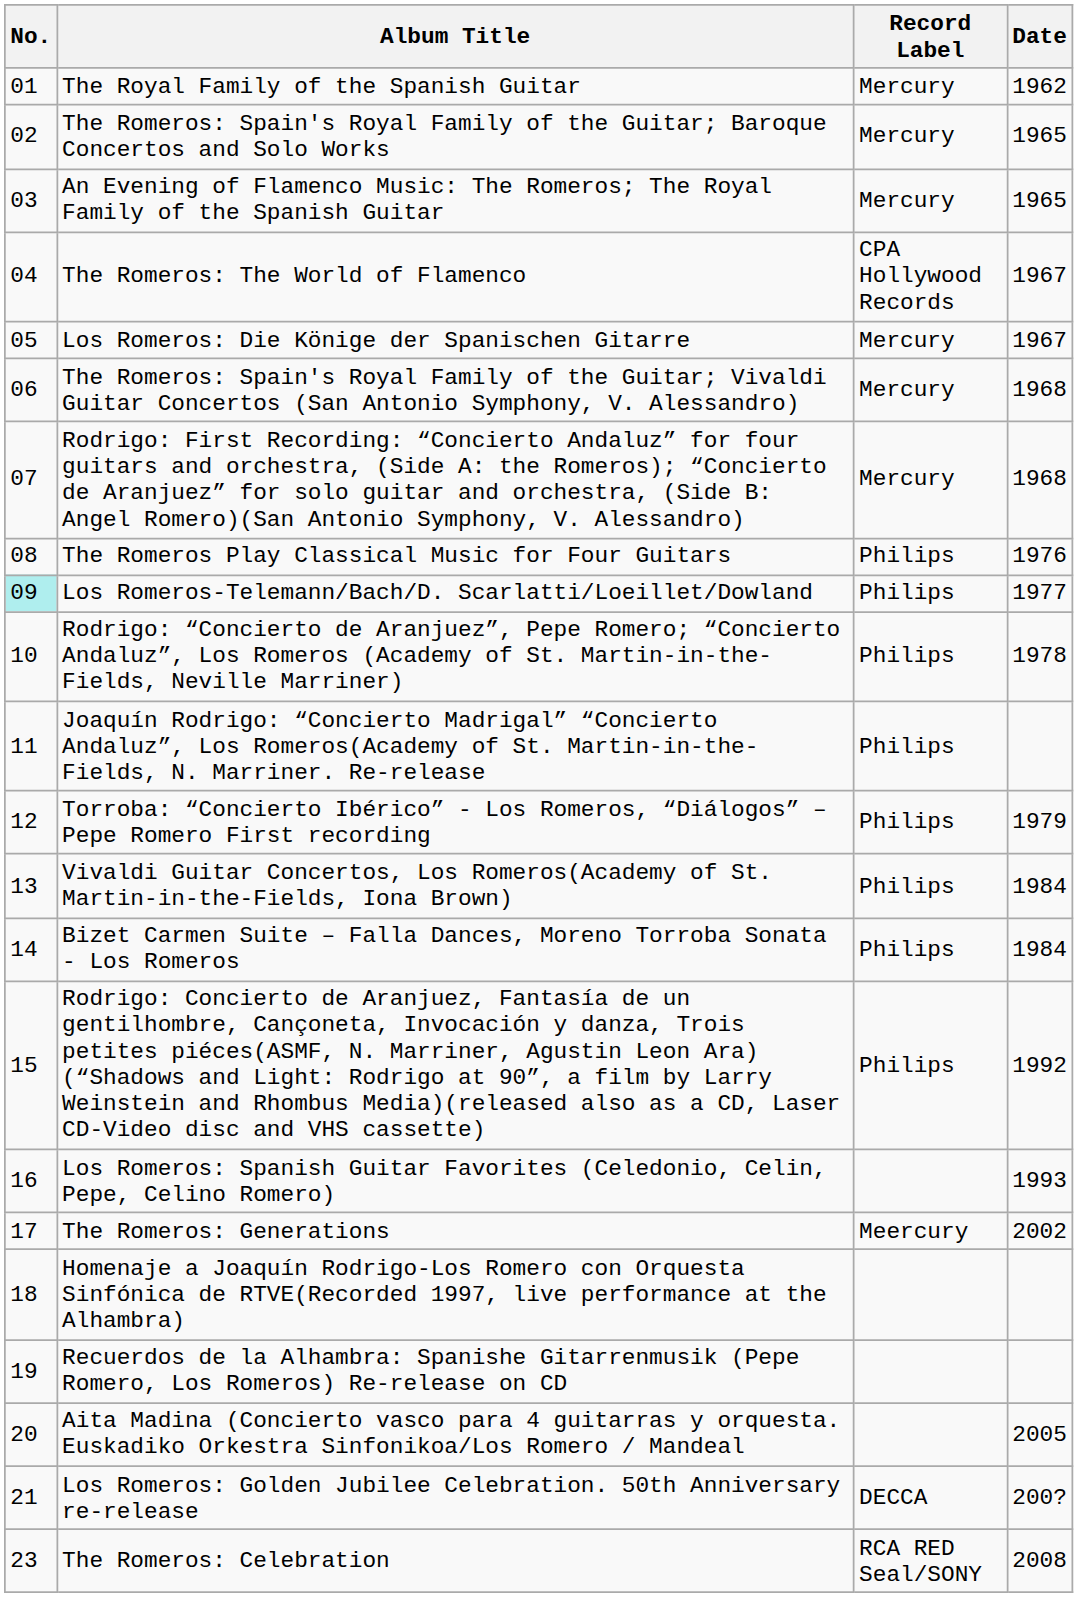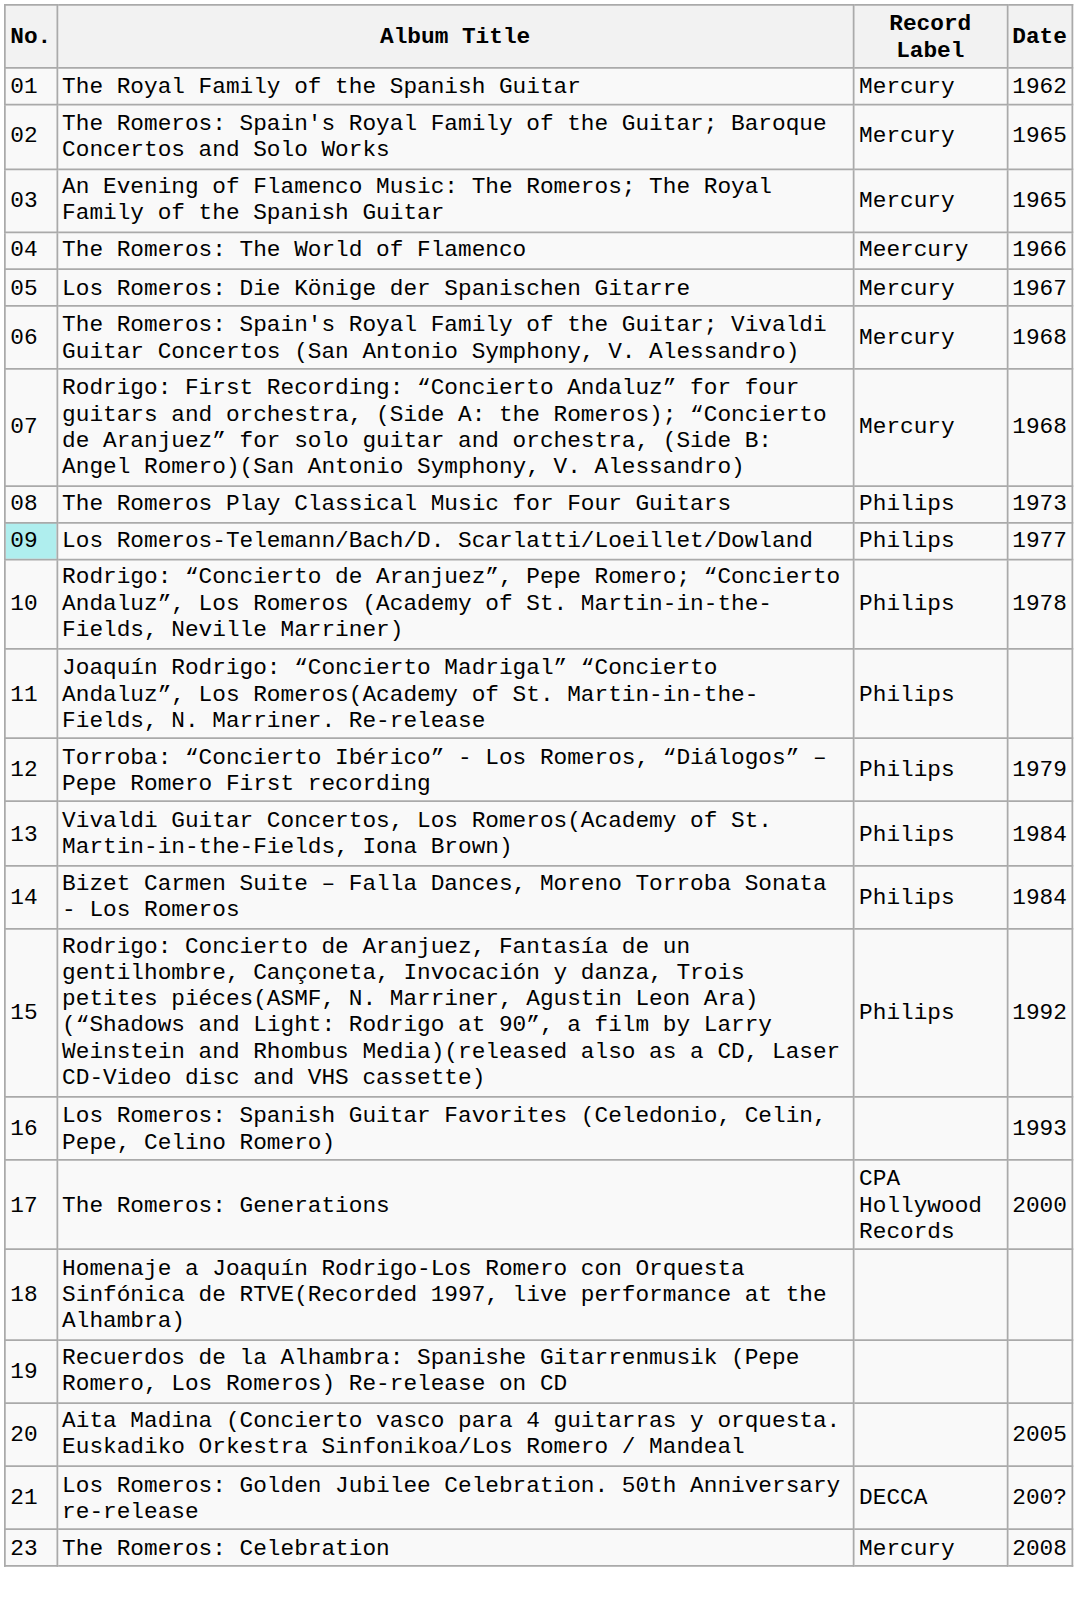(921, 277) CPA Hollywood Records -> (914, 250) Meercury
(1040, 277) 1967 -> (1040, 250) 1966
(1040, 556) 1976 -> (1040, 504) 1973
(914, 1231) Meercury -> (921, 1205) CPA Hollywood Records
(1040, 1231) 2002 -> (1040, 1205) 2000
(921, 1561) RCA RED Seal/SONY -> (907, 1548) Mercury
